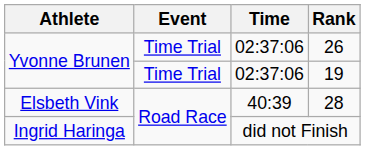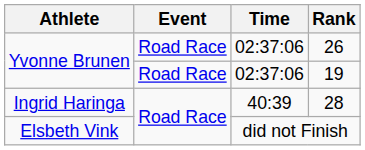(182, 47) Time Trial -> (182, 47) Road Race
(182, 75) Time Trial -> (182, 75) Road Race
(69, 103) Elsbeth Vink -> (69, 103) Ingrid Haringa
(69, 131) Ingrid Haringa -> (69, 131) Elsbeth Vink
